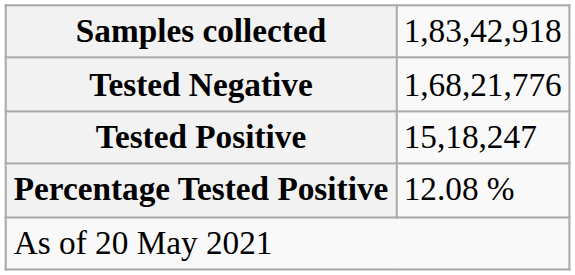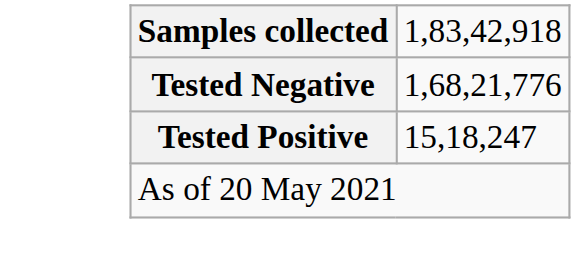- row: (201, 189)
